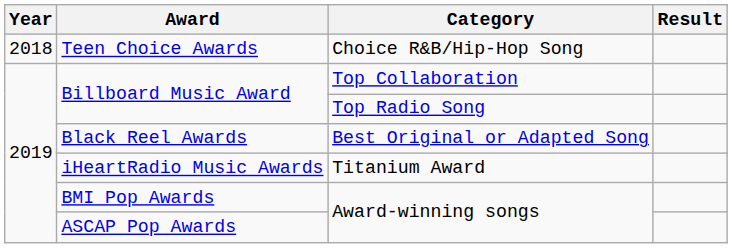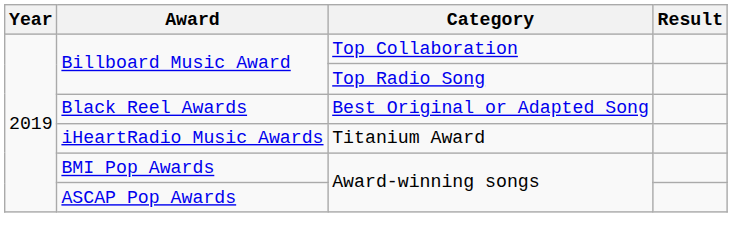- row: (160, 49)
